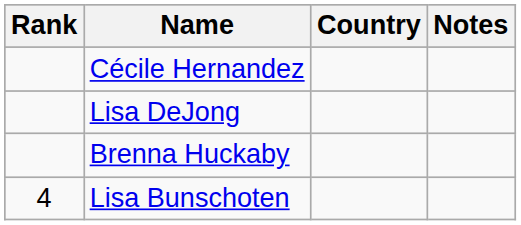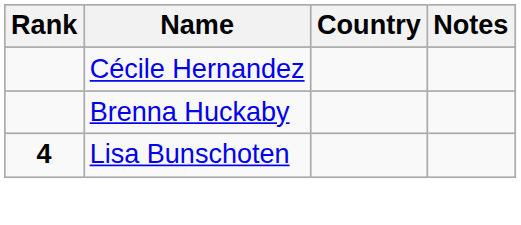- row: (165, 111)
(44, 197) normal -> (44, 154) bold
